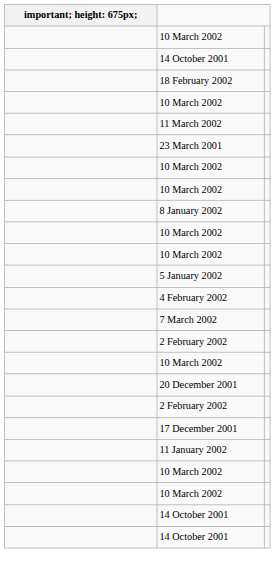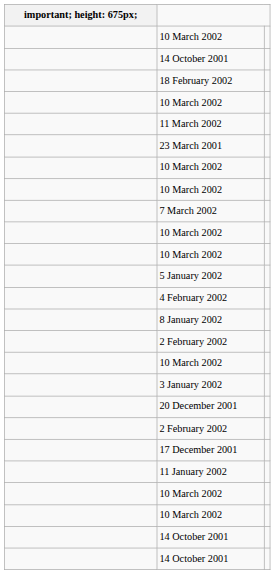rows swapped: (81, 320) <-> (81, 211)
+ row: (81, 385)
